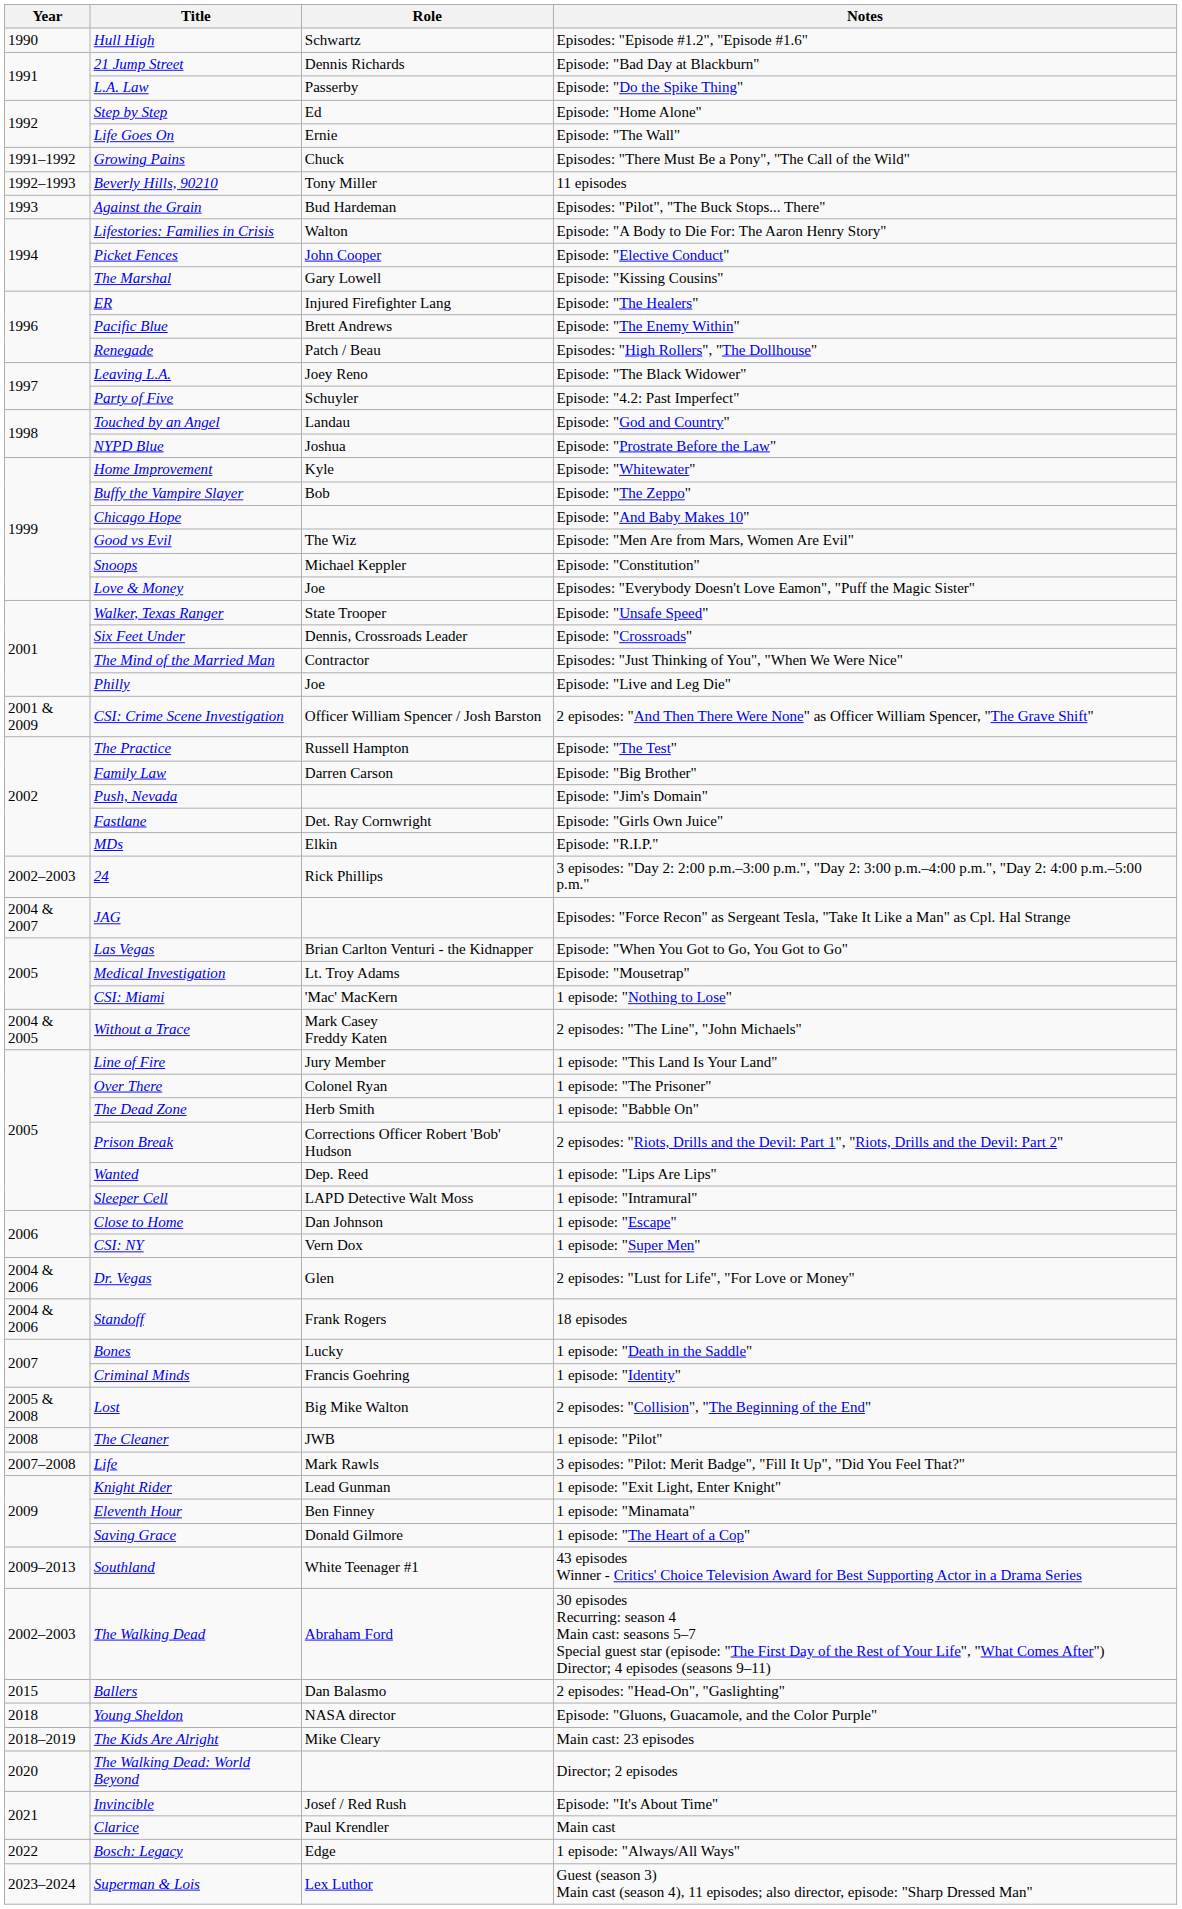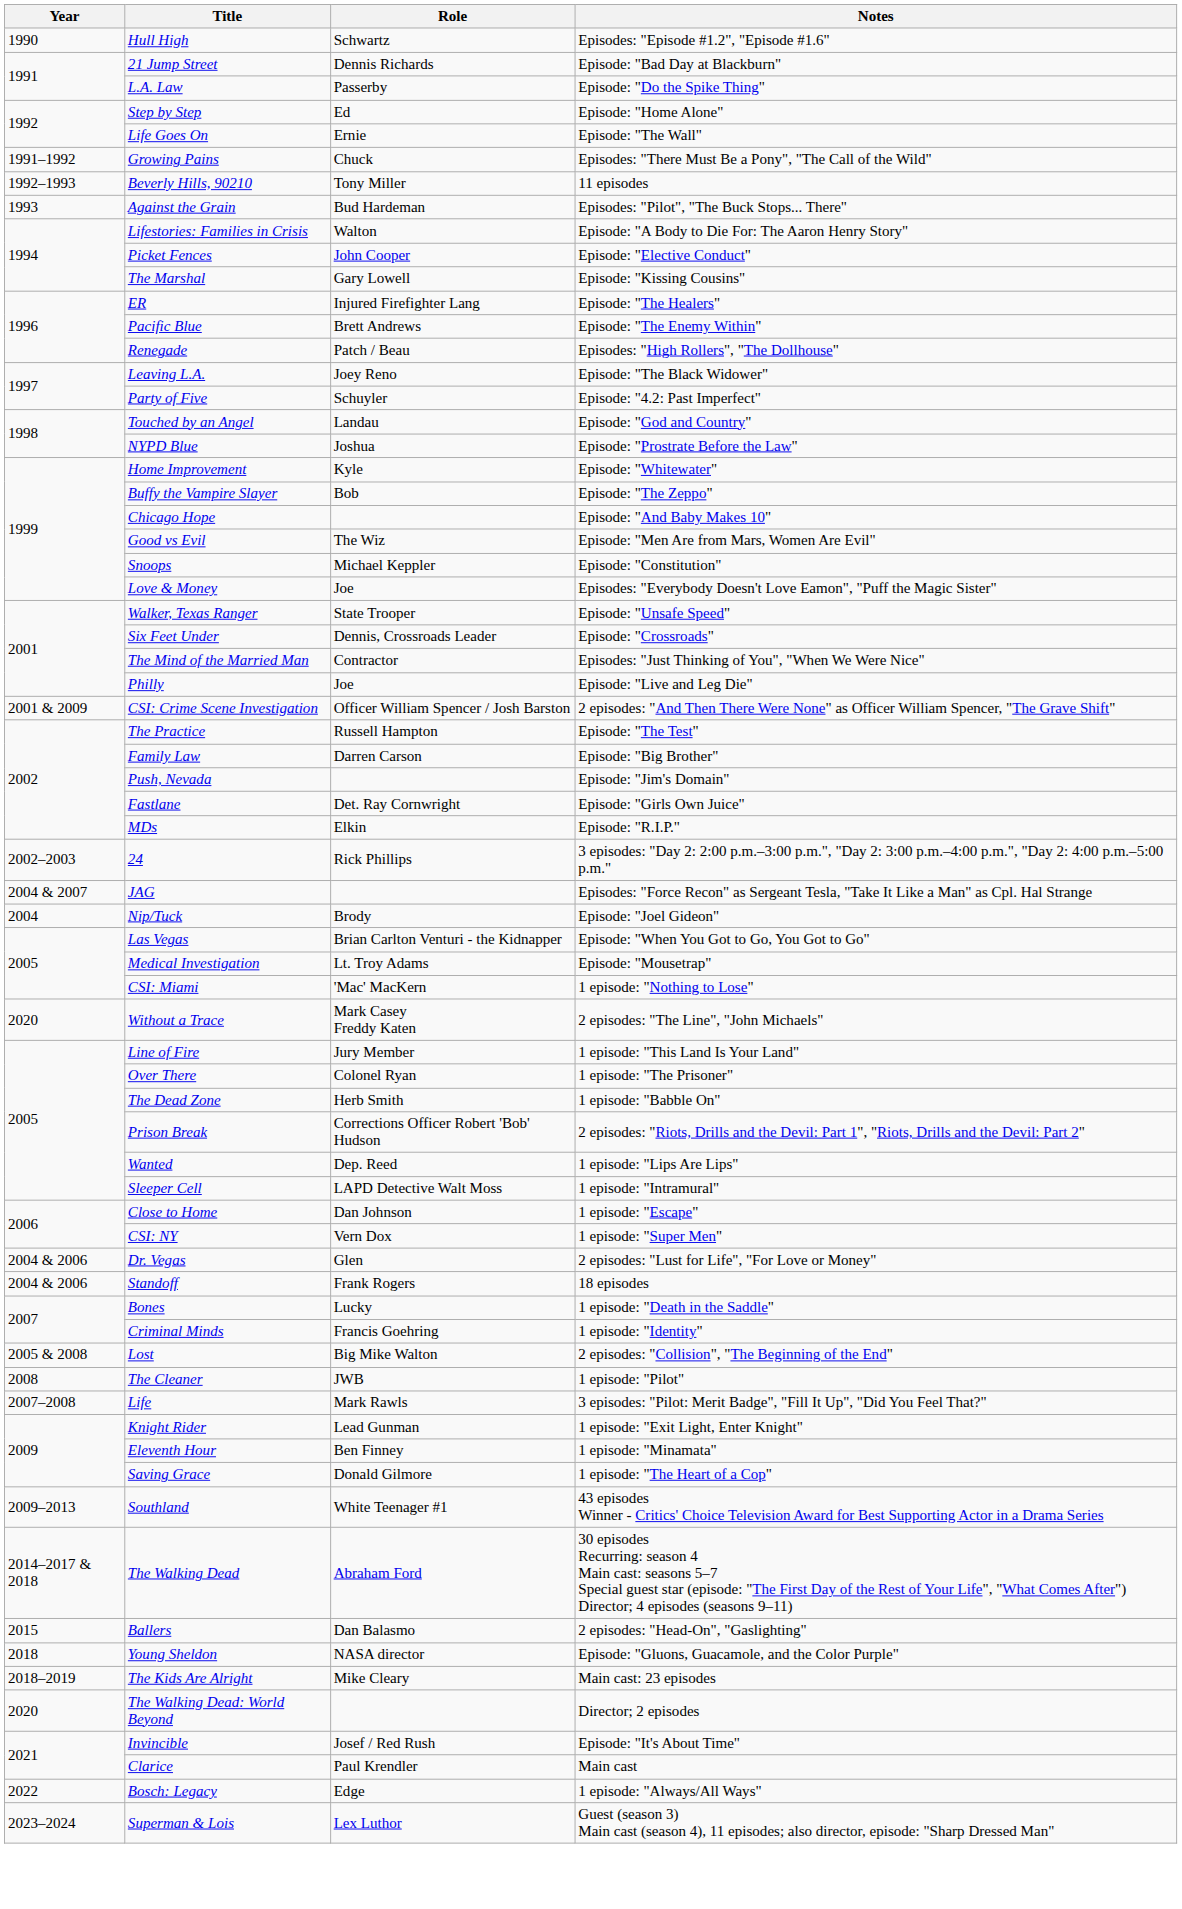+ row: (155, 915)
(31, 1029) 2004 & 2005 -> (23, 1019) 2020
(42, 1633) 2002–2003 -> (50, 1572) 2014–2017 & 2018
